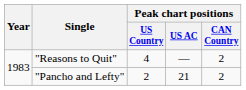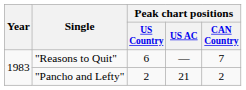(146, 58) 4 -> (146, 58) 6
(221, 58) 2 -> (221, 58) 7
